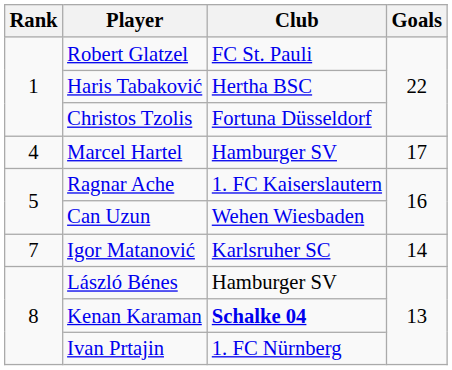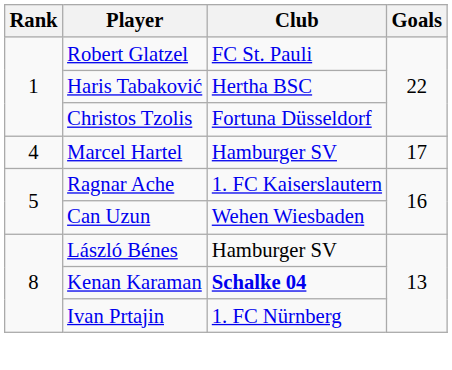- row: (131, 250)
